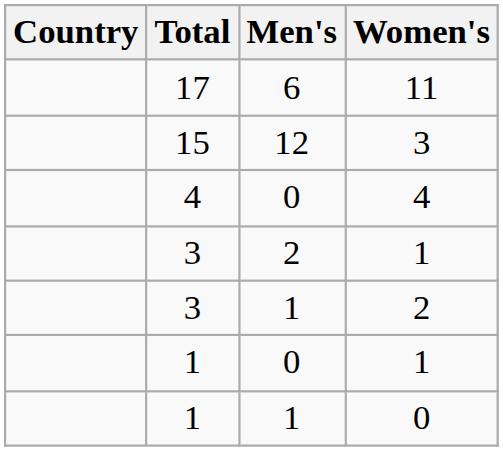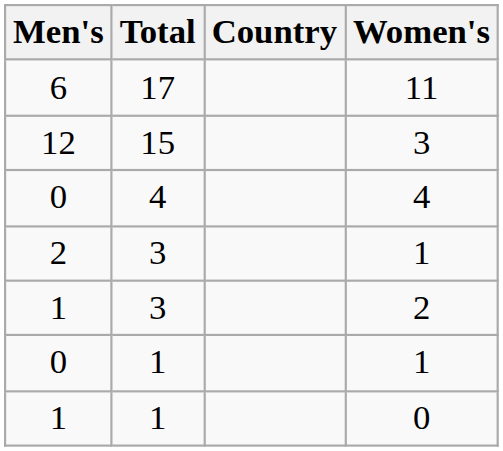columns swapped: (76, 32) <-> (292, 32)
